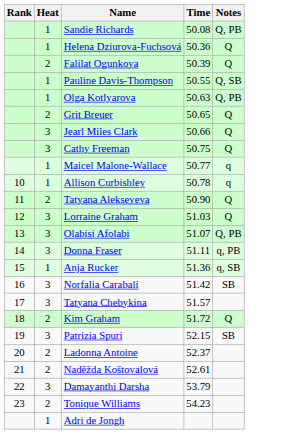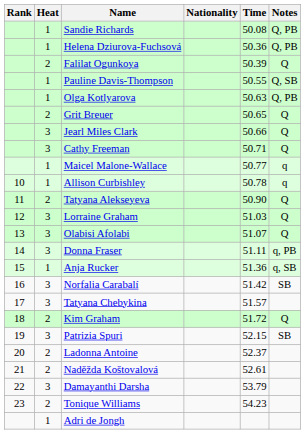+ column: (212, 13)
(228, 47) Q -> (285, 47) Q, PB
(198, 149) 50.75 -> (254, 149) 50.71
(228, 234) Q, PB -> (285, 234) Q
